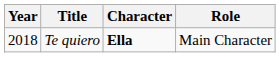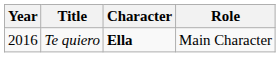(23, 39) 2018 -> (23, 39) 2016
